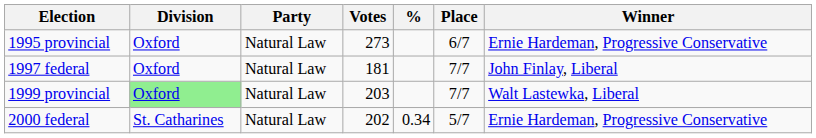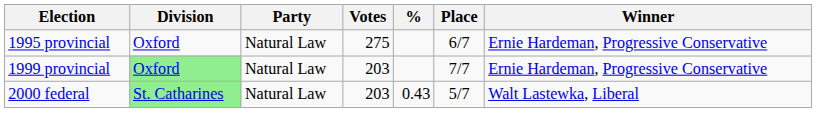(377, 42) 273 -> (377, 42) 275
- row: (49, 68)
(564, 94) Walt Lastewka, Liberal -> (628, 68) Ernie Hardeman, Progressive Conservative
(178, 119) no background -> (178, 94) lightgreen background
(377, 119) 202 -> (377, 94) 203
(416, 119) 0.34 -> (416, 94) 0.43
(628, 119) Ernie Hardeman, Progressive Conservative -> (564, 94) Walt Lastewka, Liberal
